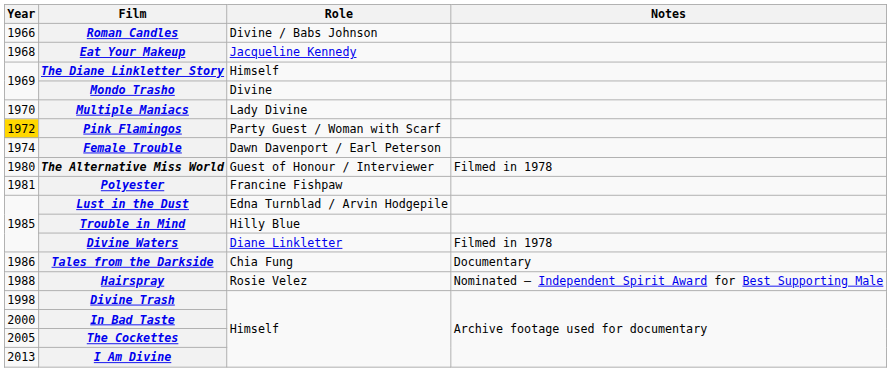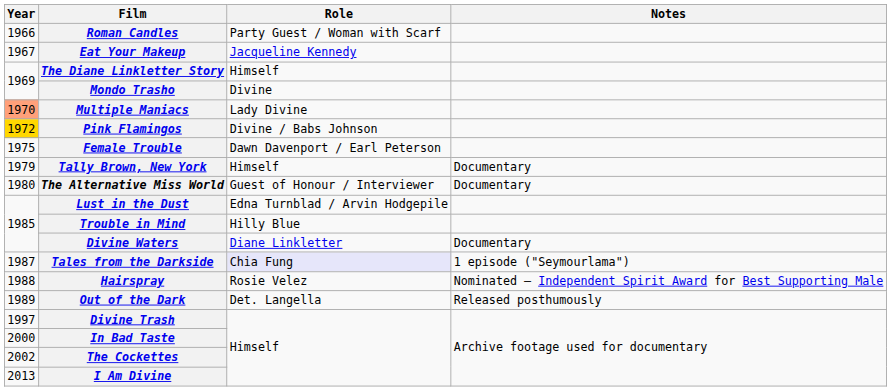(304, 33) Divine / Babs Johnson -> (335, 33) Party Guest / Woman with Scarf
(21, 52) 1968 -> (21, 52) 1967
(21, 109) no background -> (21, 109) lightsalmon background
(335, 128) Party Guest / Woman with Scarf -> (304, 128) Divine / Babs Johnson
(21, 147) 1974 -> (21, 147) 1975
+ row: (133, 167)
(503, 167) Filmed in 1978 -> (492, 186) Documentary
- row: (133, 186)
(503, 243) Filmed in 1978 -> (492, 243) Documentary
(21, 262) 1986 -> (21, 262) 1987
(261, 262) no background -> (261, 262) lavender background
(492, 262) Documentary -> (542, 262) 1 episode ("Seymourlama")
+ row: (133, 300)
(21, 300) 1998 -> (21, 319) 1997
(21, 338) 2005 -> (21, 357) 2002
